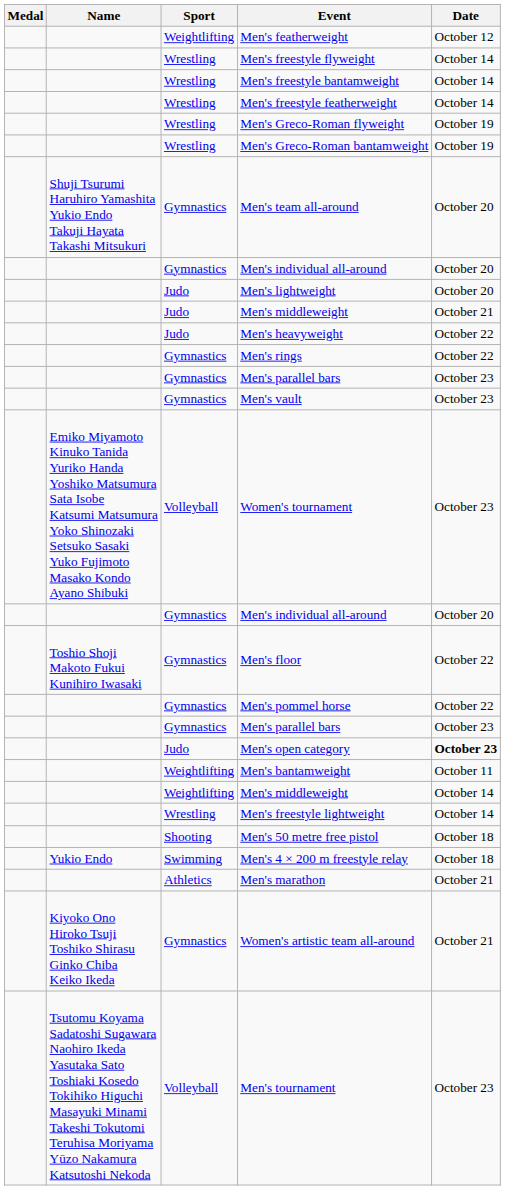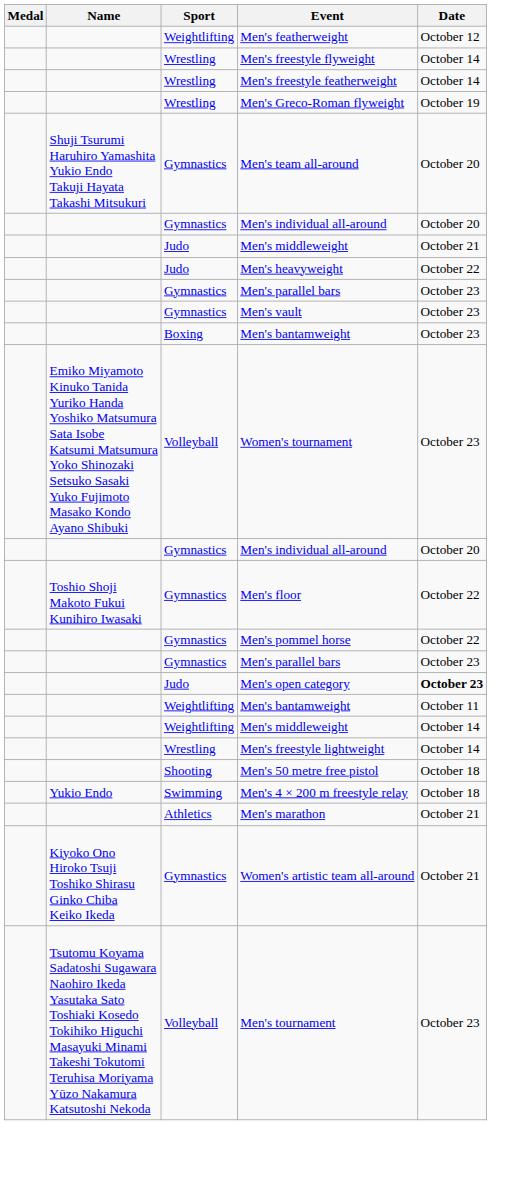- row: (190, 81)
- row: (190, 146)
- row: (177, 290)
- row: (195, 355)
+ row: (183, 333)
